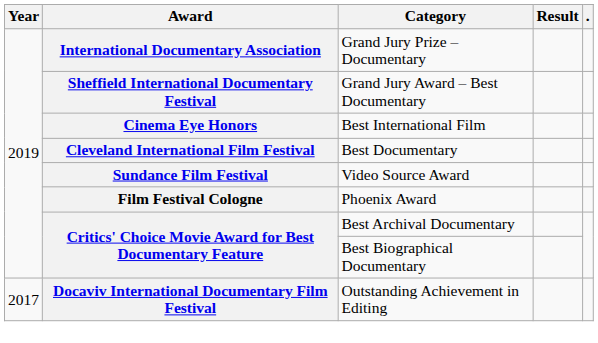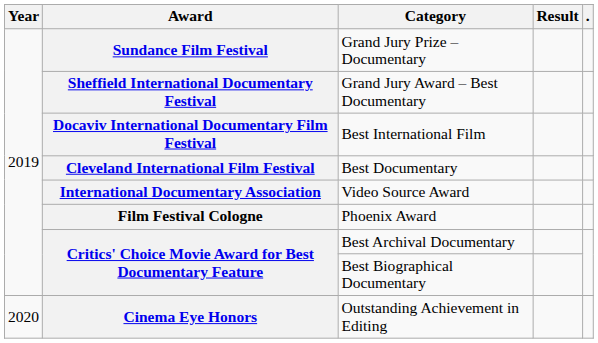(190, 50) International Documentary Association -> (190, 50) Sundance Film Festival
(190, 125) Cinema Eye Honors -> (190, 134) Docaviv International Documentary Film Festival
(190, 174) Sundance Film Festival -> (190, 192) International Documentary Association
(24, 299) 2017 -> (24, 316) 2020
(190, 299) Docaviv International Documentary Film Festival -> (190, 316) Cinema Eye Honors
